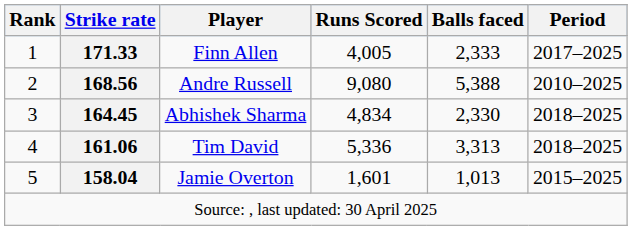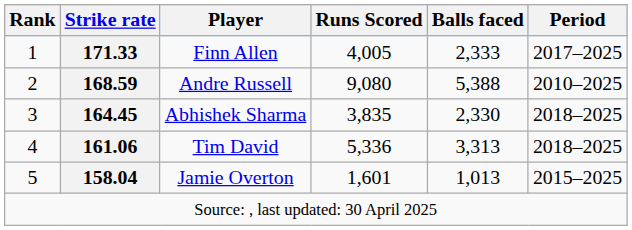(110, 83) 168.56 -> (110, 83) 168.59
(369, 114) 4,834 -> (369, 114) 3,835
